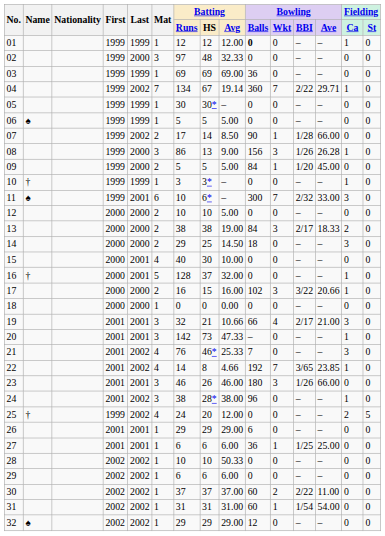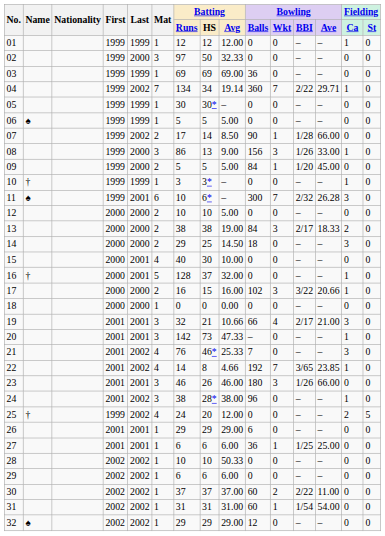(250, 43) bold -> (250, 43) normal
(207, 58) 48 -> (207, 58) 50
(207, 89) 67 -> (207, 89) 34
(329, 151) 26.28 -> (329, 151) 33.00
(329, 197) 33.00 -> (329, 197) 26.28
